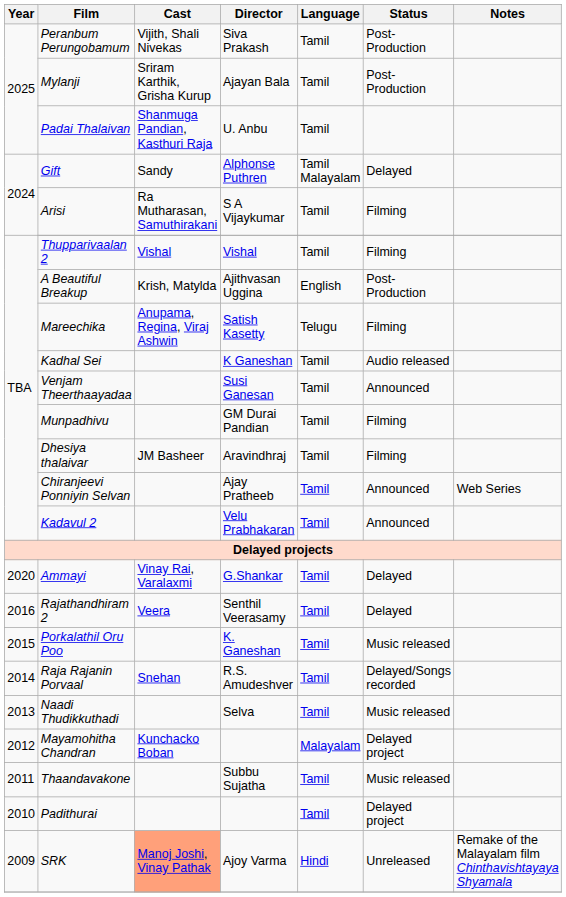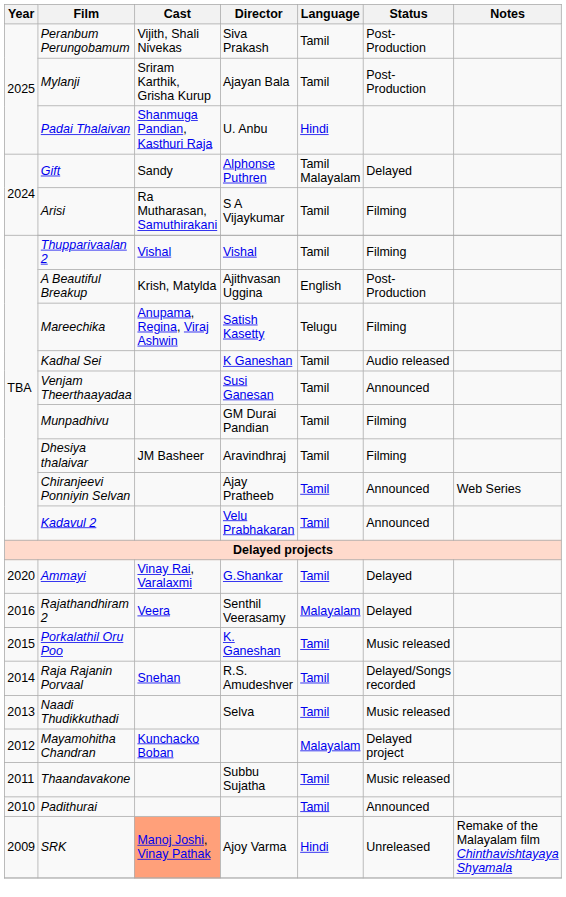(315, 129) Tamil -> (314, 129) Hindi
(315, 610) Tamil -> (330, 610) Malayalam
(389, 813) Delayed project -> (398, 806) Announced
